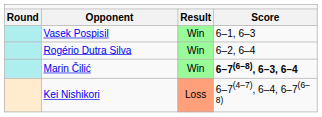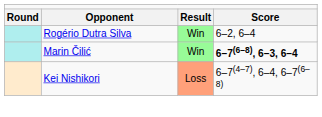- row: (76, 34)
